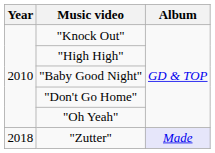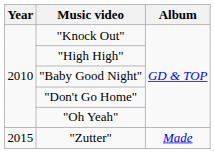(20, 138) 2018 -> (20, 138) 2015
(178, 138) lavender background -> (178, 138) no background
